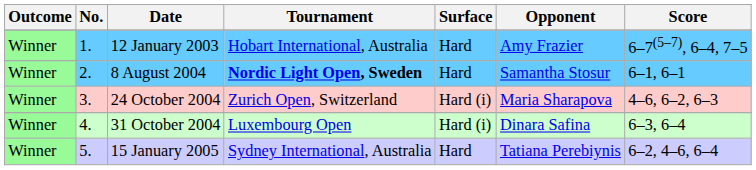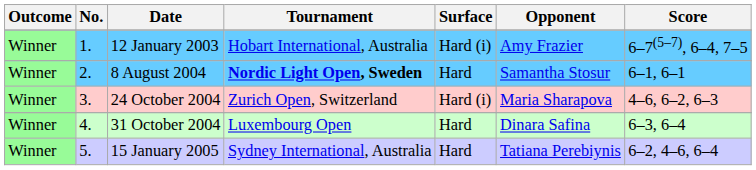(455, 45) Hard -> (465, 45) Hard (i)
(465, 125) Hard (i) -> (455, 125) Hard
